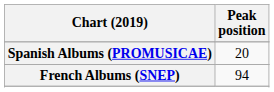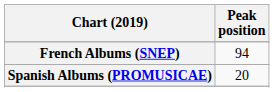rows swapped: (110, 75) <-> (110, 53)
